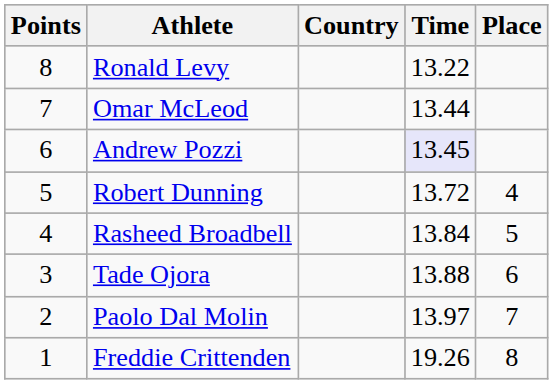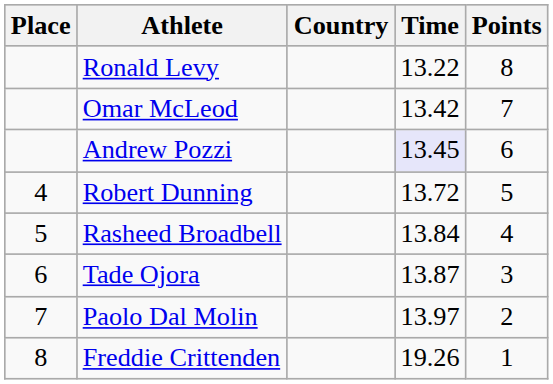columns swapped: (512, 25) <-> (46, 25)
(440, 108) 13.44 -> (430, 108) 13.42
(440, 274) 13.88 -> (430, 274) 13.87
